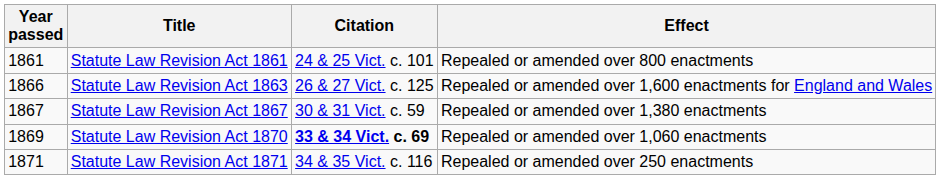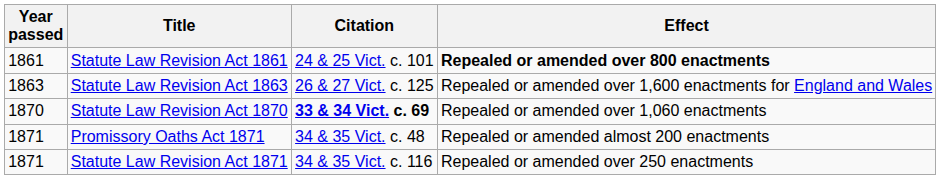(597, 60) normal -> (605, 60) bold
(26, 85) 1866 -> (26, 85) 1863
- row: (179, 111)
(26, 136) 1869 -> (26, 111) 1870
+ row: (168, 136)
